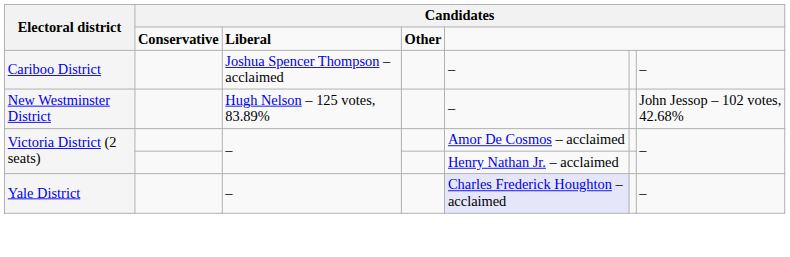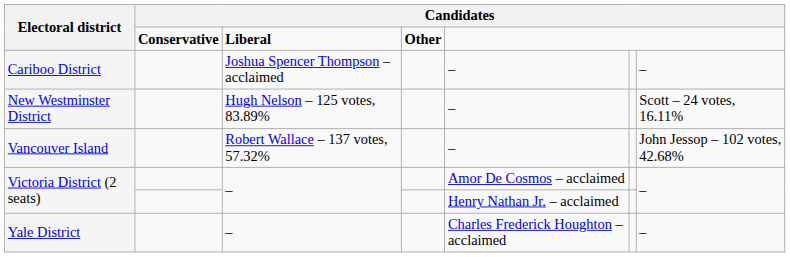(710, 108) John Jessop – 102 votes, 42.68% -> (687, 108) Scott – 24 votes, 16.11%
+ row: (58, 147)
(535, 193) lavender background -> (535, 232) no background
